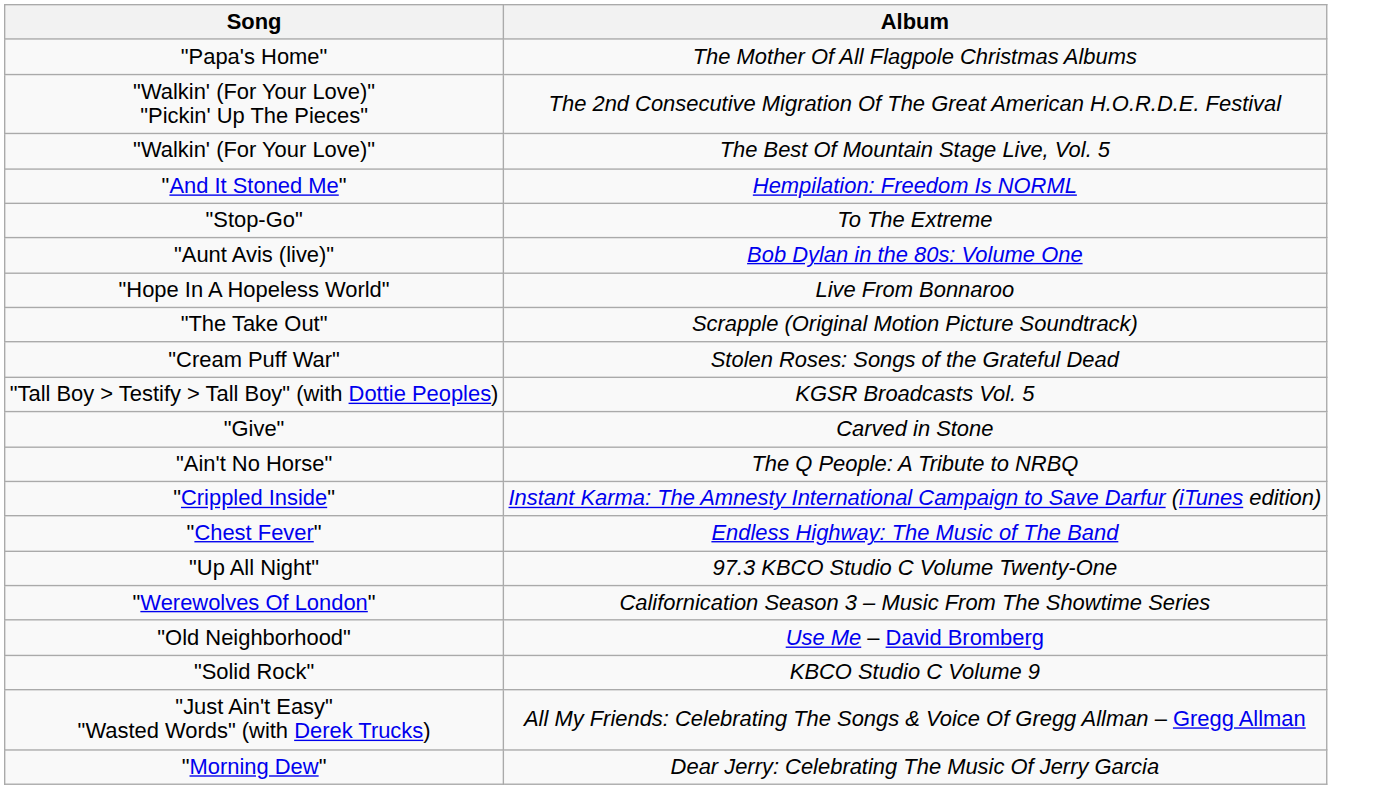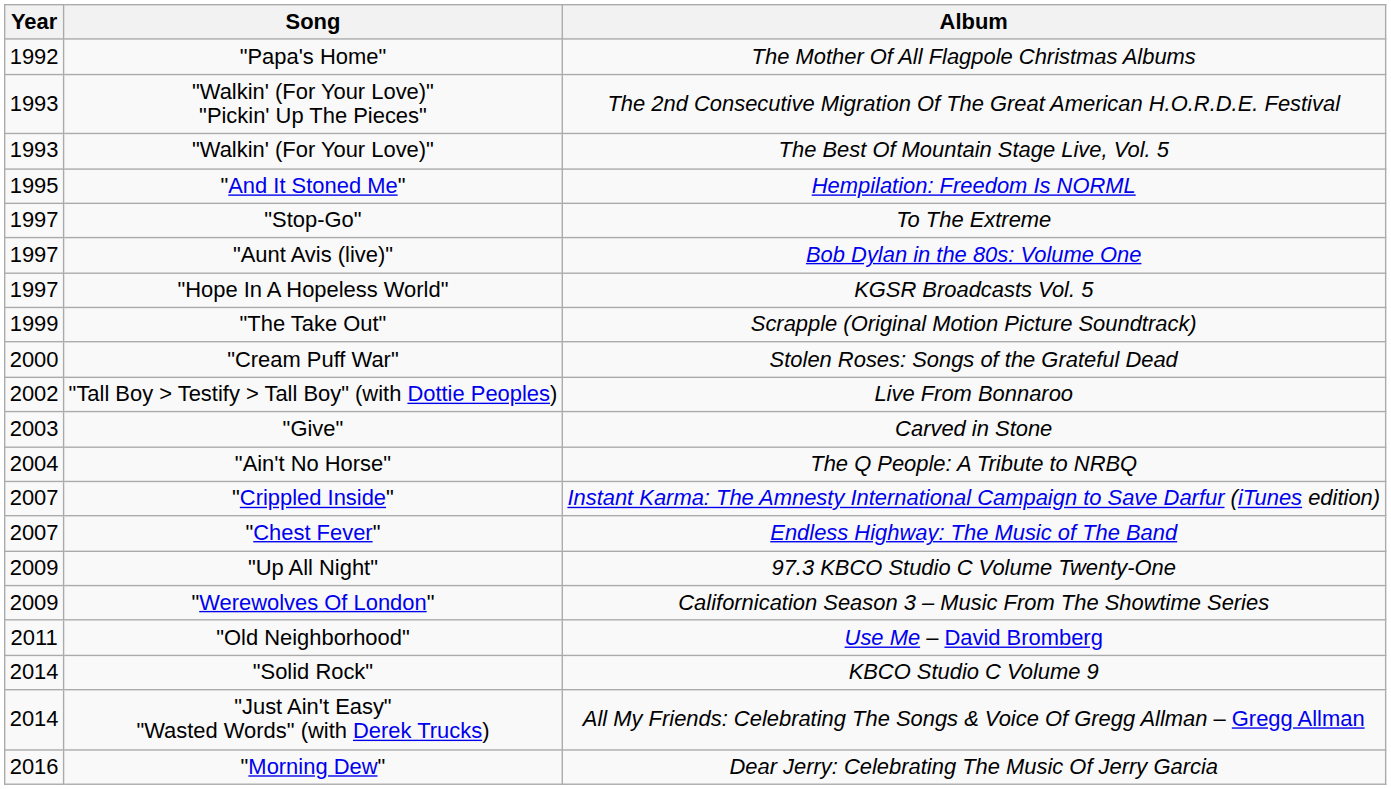+ column: (34, 21)
(915, 289) Live From Bonnaroo -> (974, 289) KGSR Broadcasts Vol. 5
(915, 394) KGSR Broadcasts Vol. 5 -> (974, 394) Live From Bonnaroo
